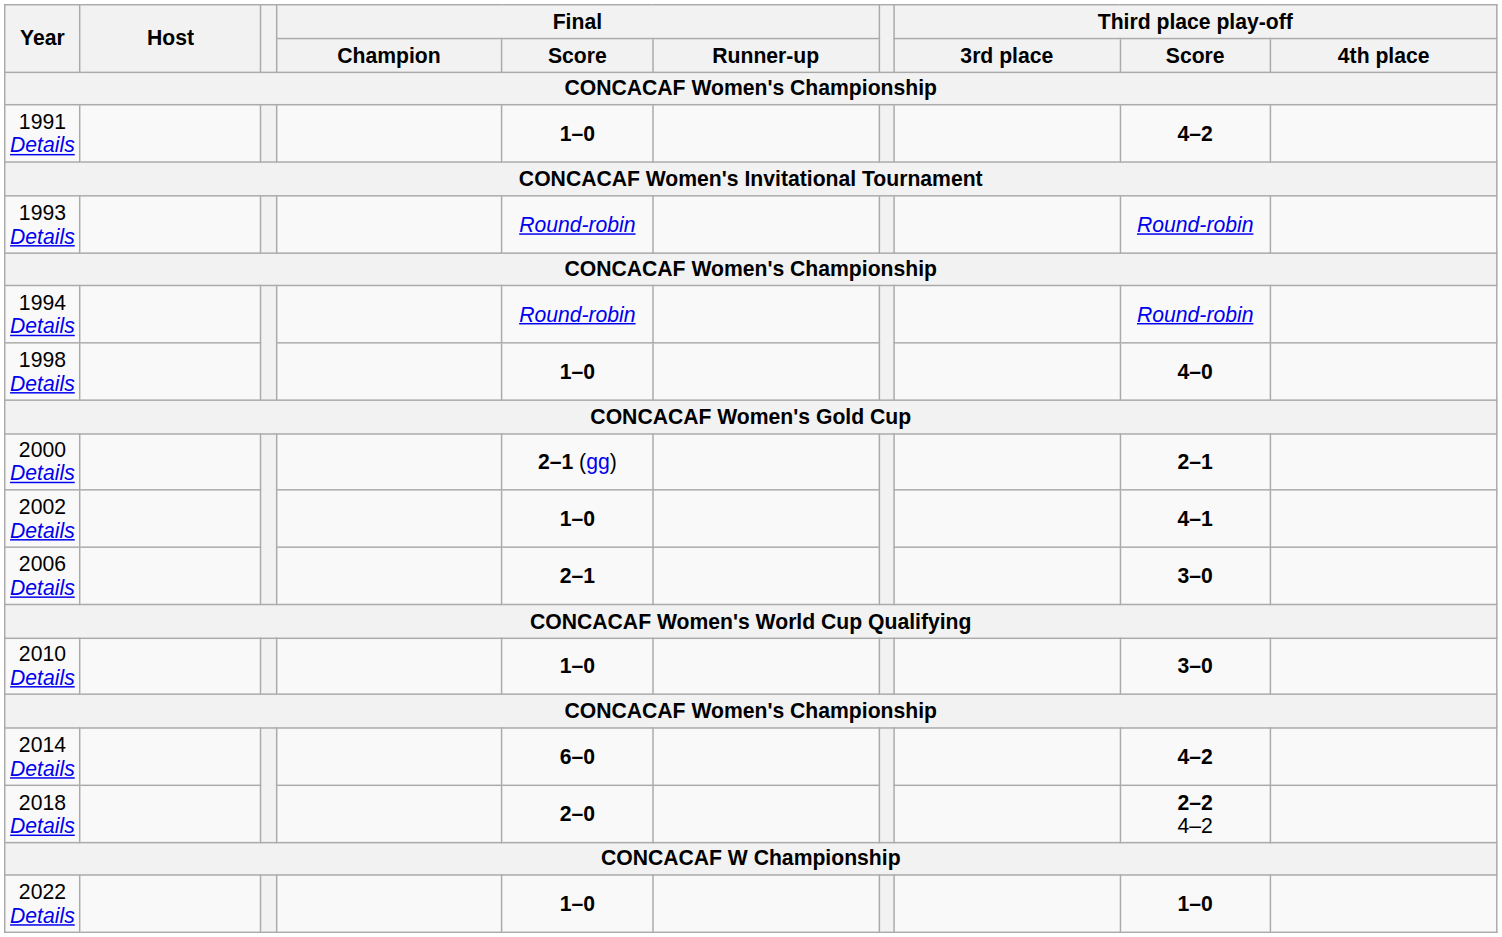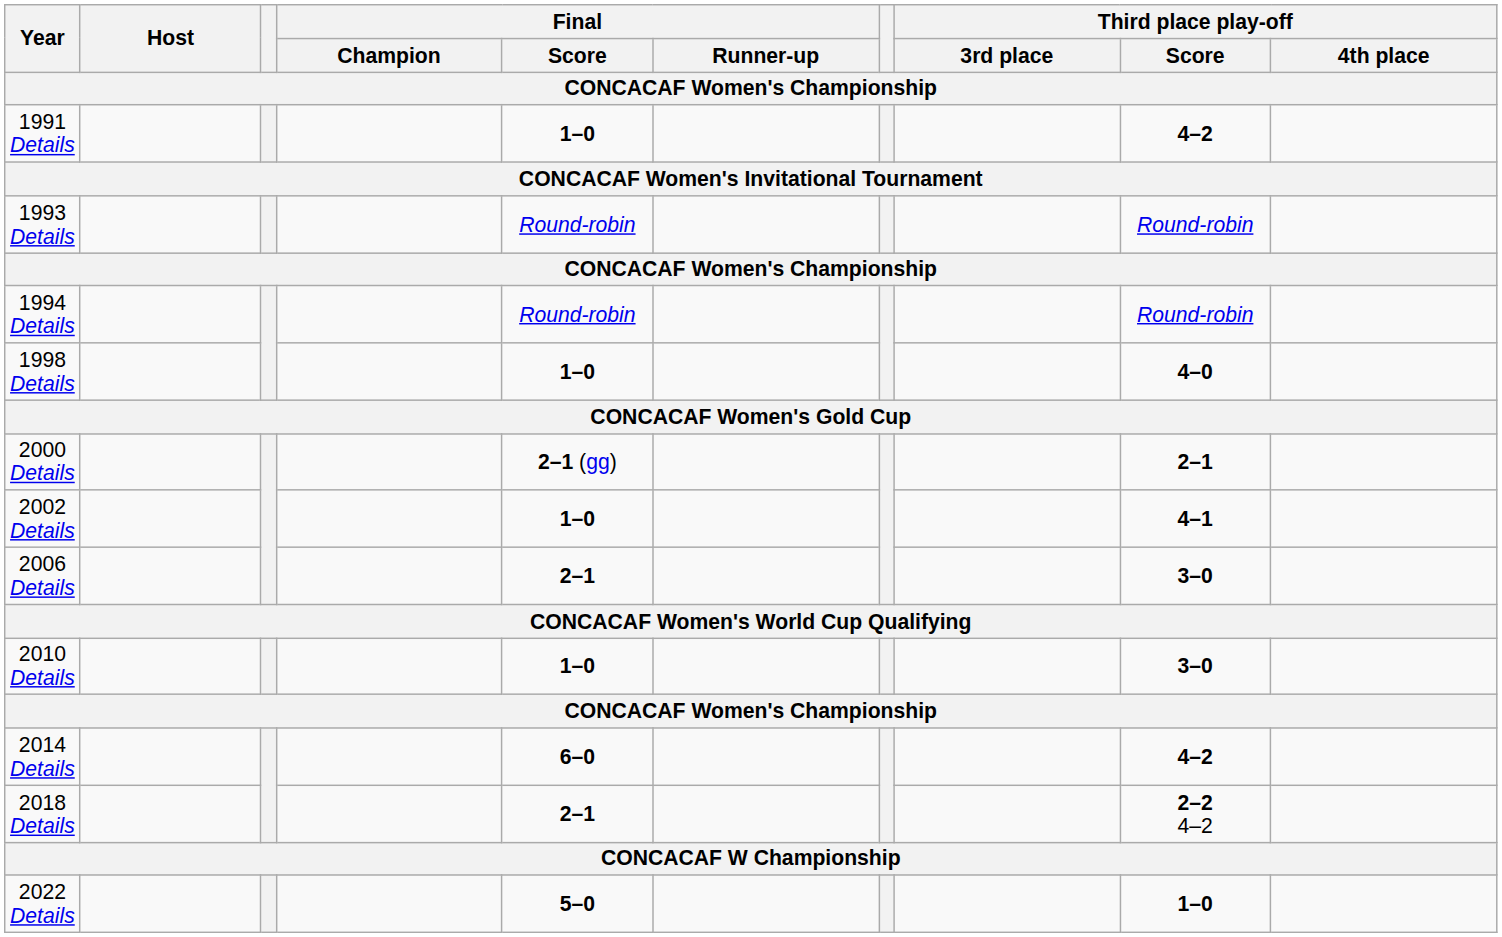(577, 814) 2–0 -> (577, 814) 2–1
(577, 904) 1–0 -> (577, 904) 5–0
